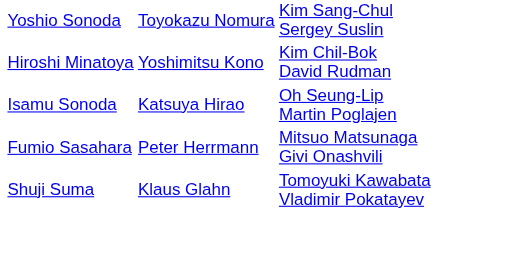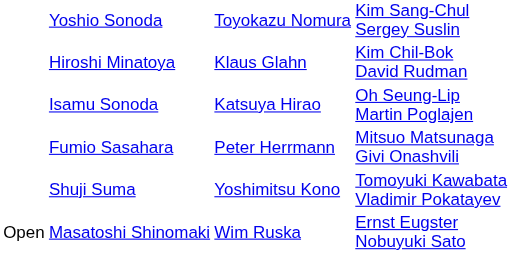(201, 62) Yoshimitsu Kono -> (261, 62) Klaus Glahn
(184, 189) Klaus Glahn -> (277, 189) Yoshimitsu Kono
+ row: (130, 232)
